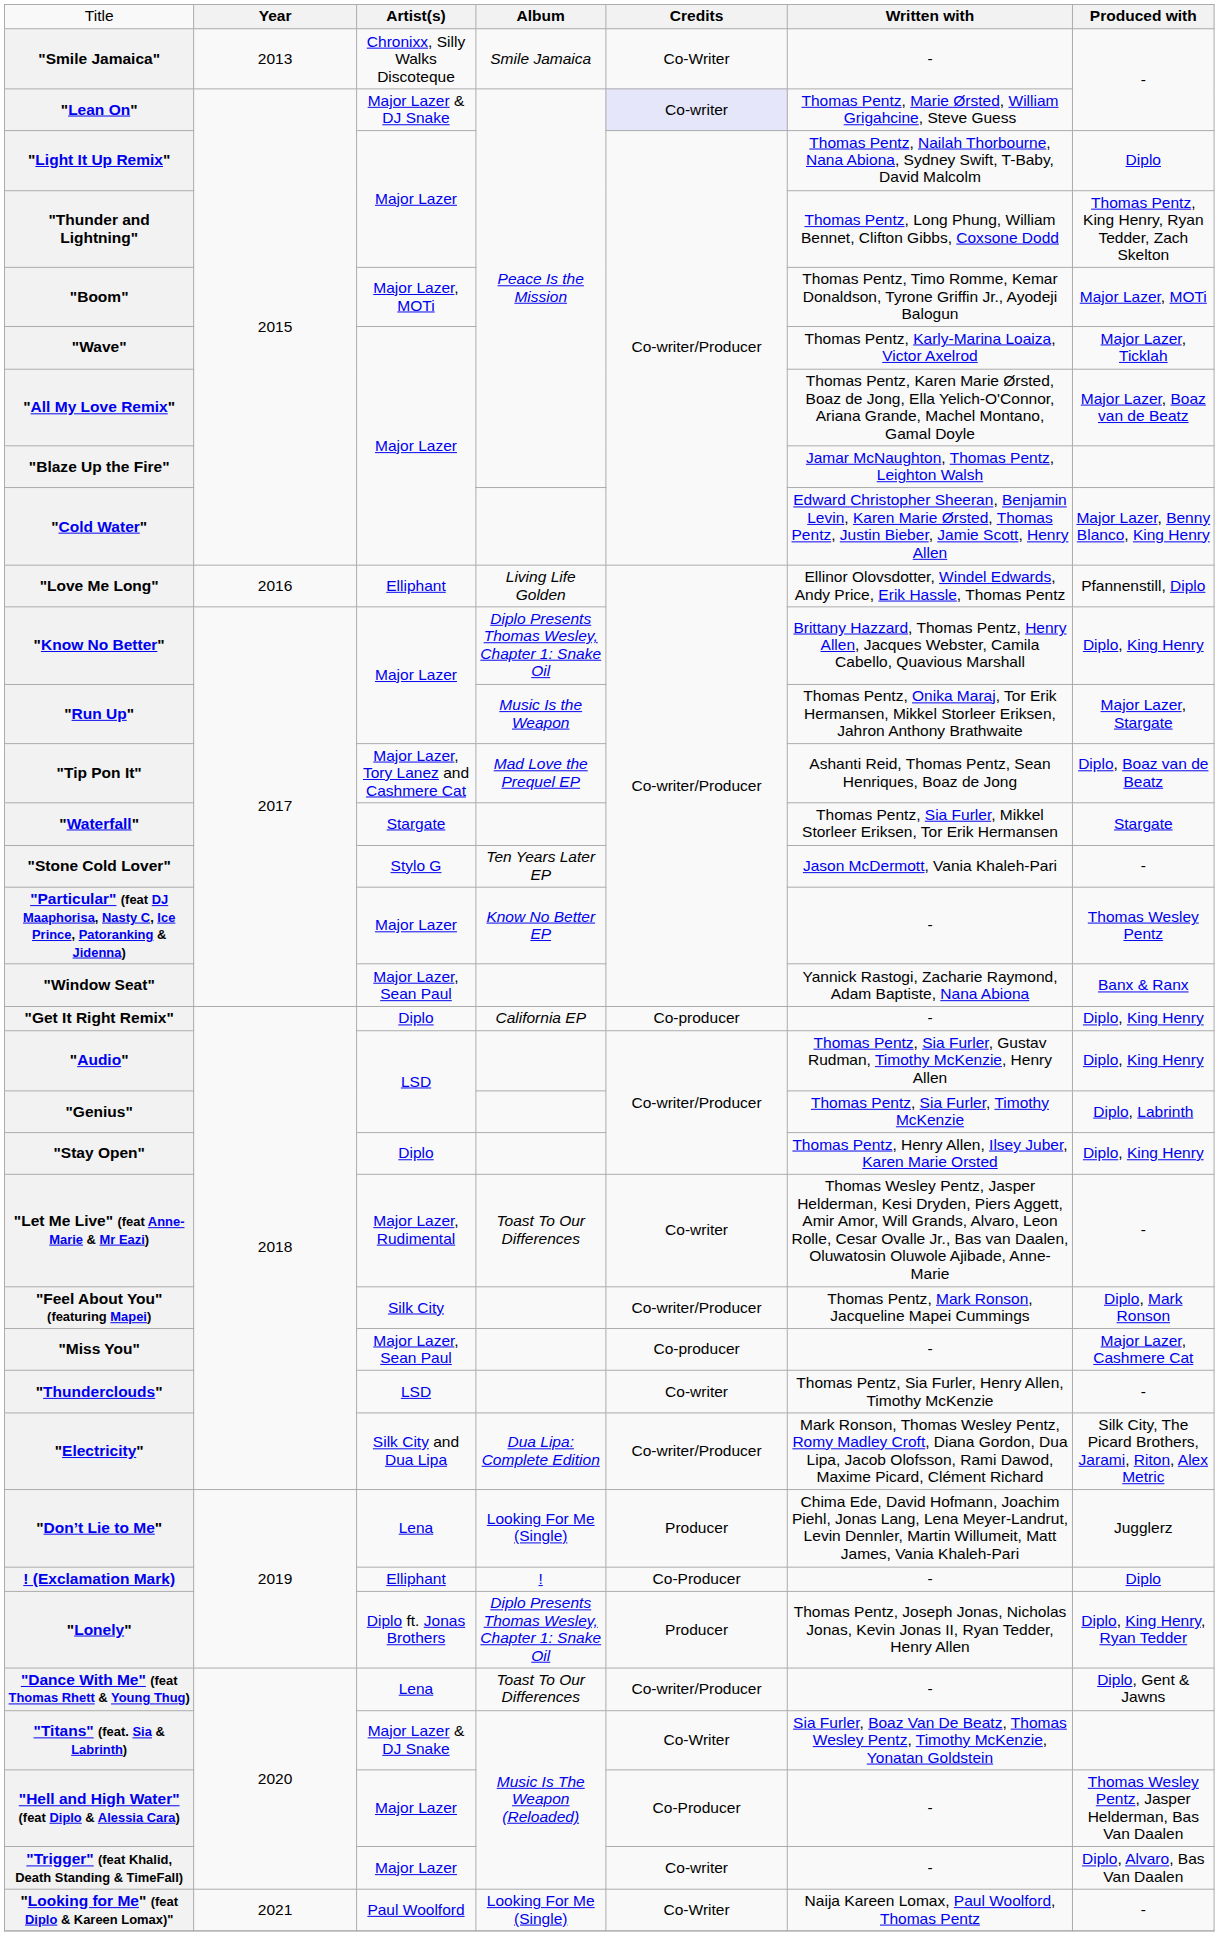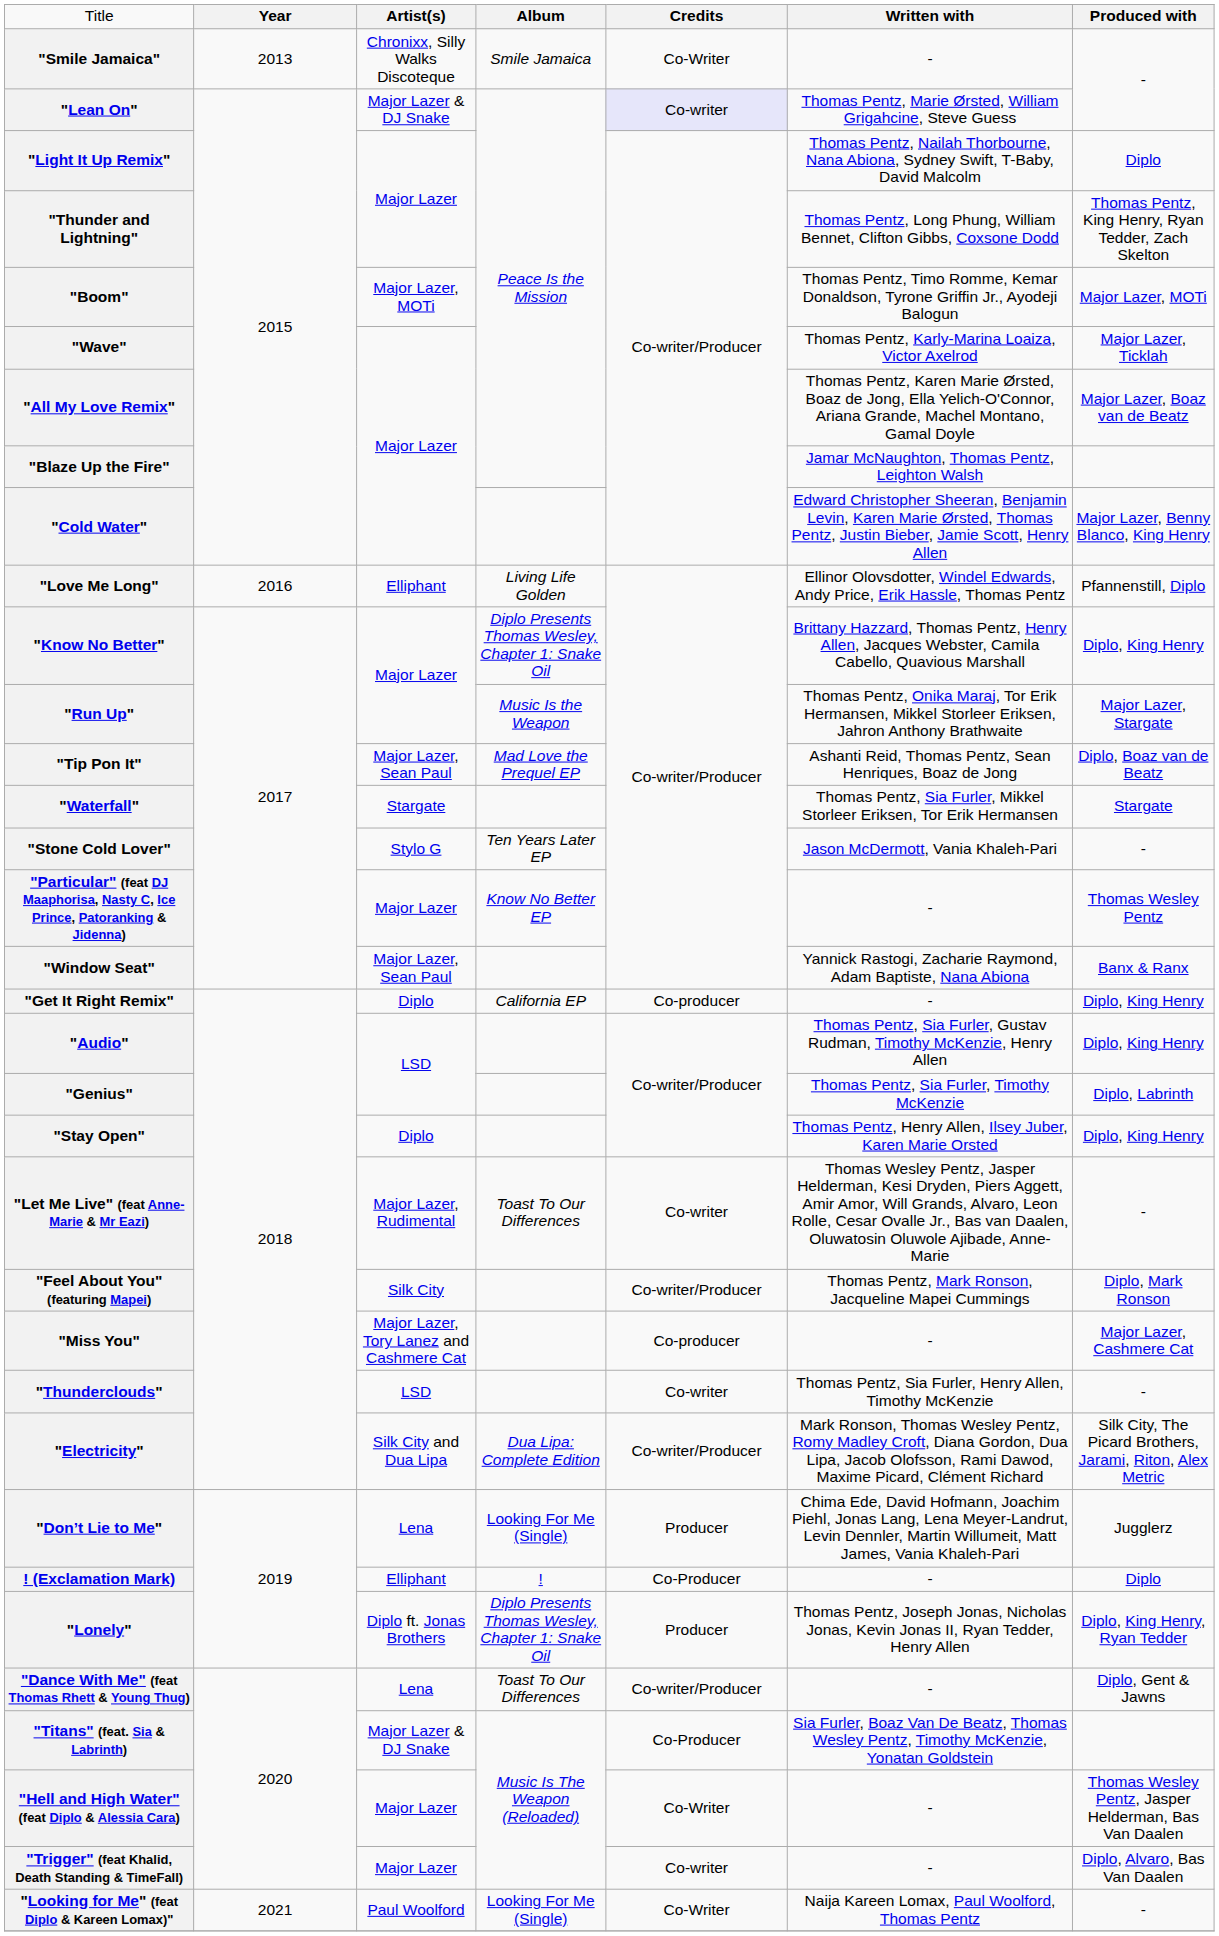(416, 773) Major Lazer, Tory Lanez and Cashmere Cat -> (416, 764) Major Lazer, Sean Paul
(416, 1349) Major Lazer, Sean Paul -> (416, 1340) Major Lazer, Tory Lanez and Cashmere Cat
(697, 1740) Co-Writer -> (697, 1740) Co-Producer
(697, 1808) Co-Producer -> (697, 1808) Co-Writer
